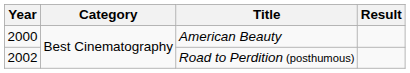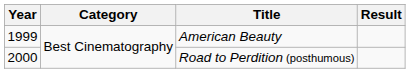(22, 36) 2000 -> (22, 36) 1999
(22, 57) 2002 -> (22, 57) 2000
